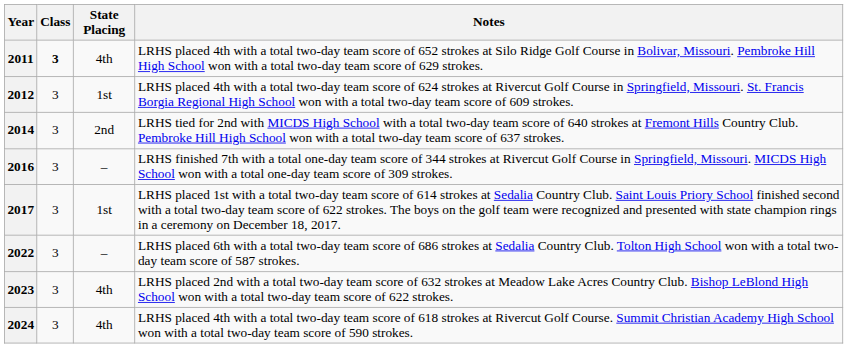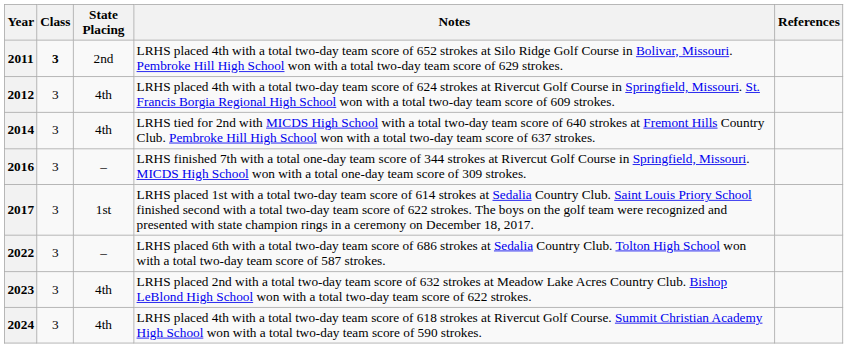+ column: (809, 22)
(104, 58) 4th -> (103, 58) 2nd
(104, 94) 1st -> (103, 94) 4th
(104, 130) 2nd -> (103, 130) 4th
